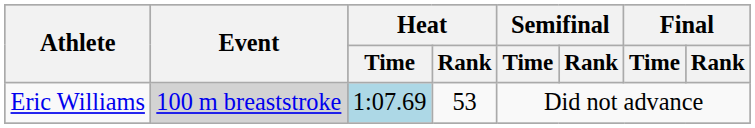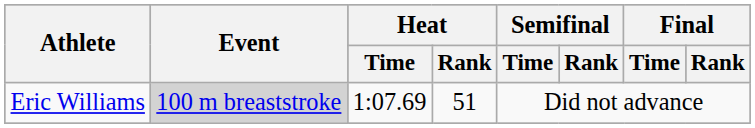(390, 103) lightblue background -> (390, 103) no background
(465, 103) 53 -> (465, 103) 51
